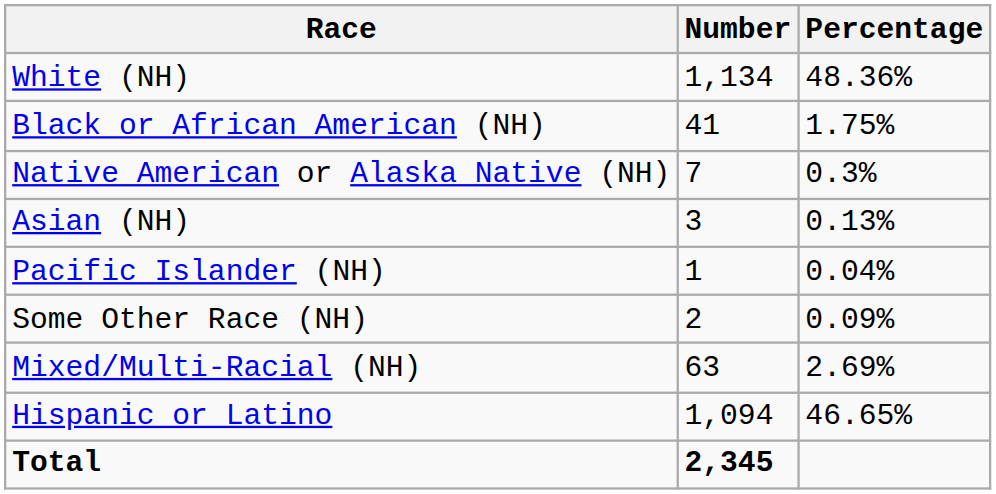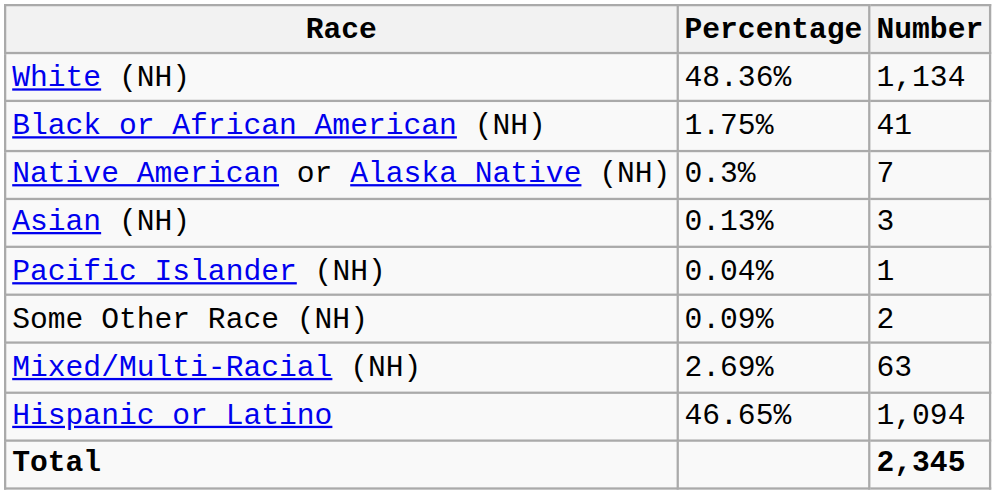columns swapped: (738, 29) <-> (894, 29)
